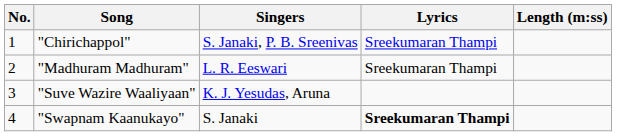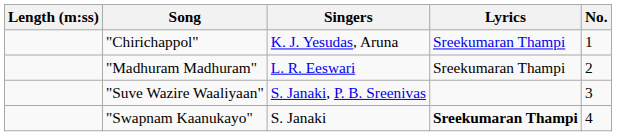columns swapped: (19, 17) <-> (562, 17)
(280, 42) S. Janaki, P. B. Sreenivas -> (335, 42) K. J. Yesudas, Aruna
(266, 93) K. J. Yesudas, Aruna -> (348, 93) S. Janaki, P. B. Sreenivas
